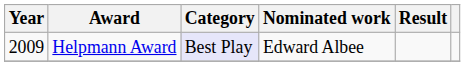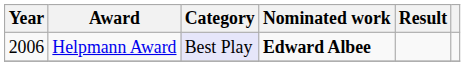(26, 46) 2009 -> (26, 46) 2006
(313, 46) normal -> (317, 46) bold
